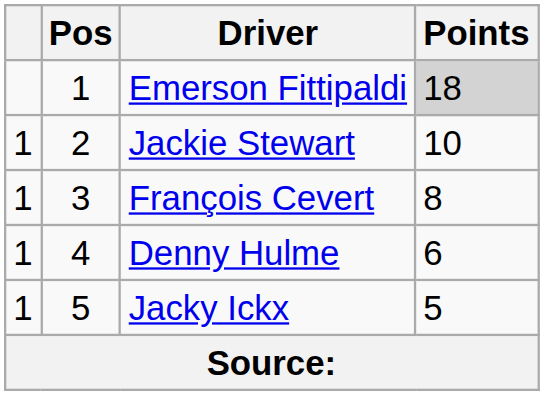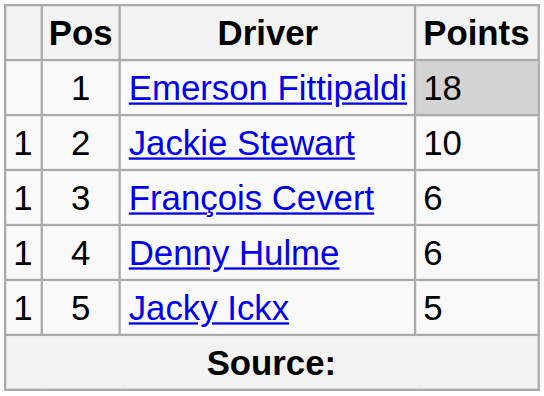(433, 198) 8 -> (433, 198) 6
